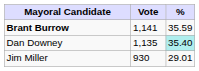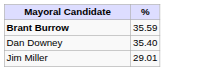- column: (148, 12)
(180, 43) paleturquoise background -> (145, 43) no background
